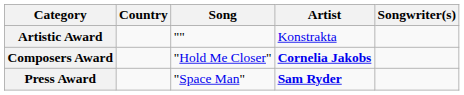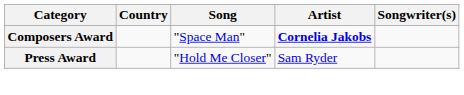- row: (60, 36)
(223, 57) "Hold Me Closer" -> (209, 36) "Space Man"
(209, 79) "Space Man" -> (223, 57) "Hold Me Closer"
(310, 79) bold -> (307, 57) normal
